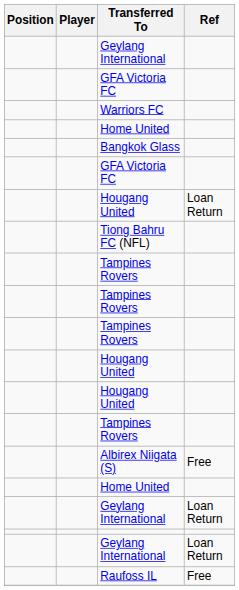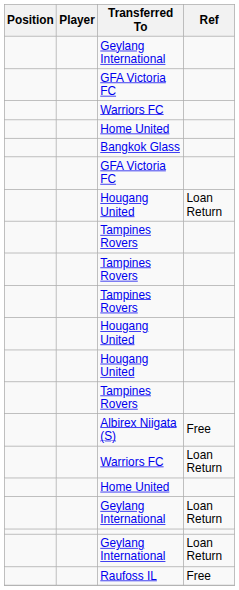- row: (132, 237)
+ row: (132, 462)
